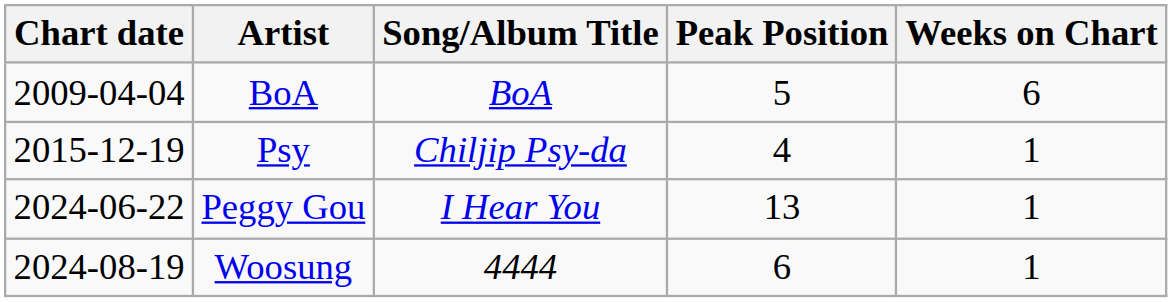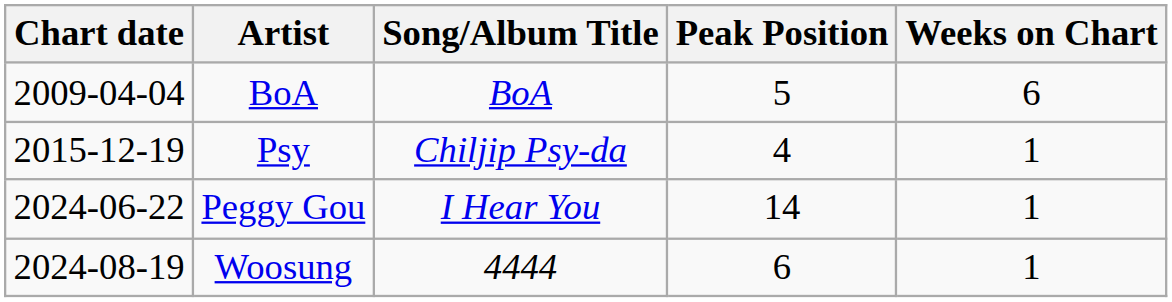(782, 207) 13 -> (782, 207) 14
